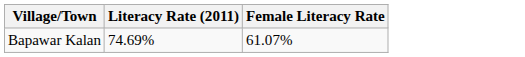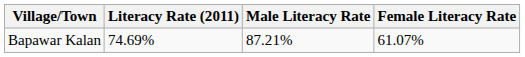+ column: (308, 16)
